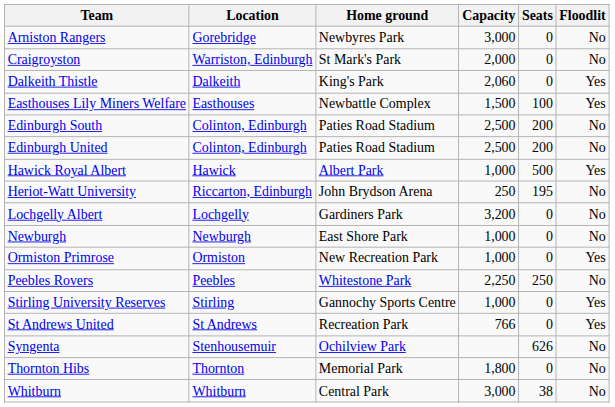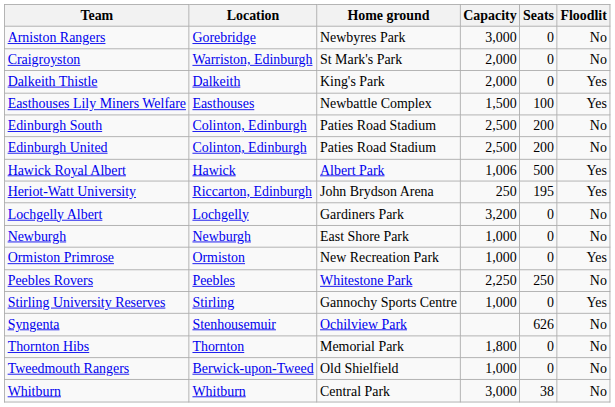(500, 81) 2,060 -> (501, 81) 2,000
(500, 170) 1,000 -> (501, 170) 1,006
(597, 192) No -> (597, 192) Yes
- row: (61, 324)
+ row: (68, 368)
